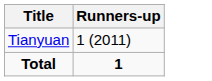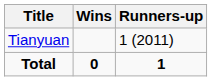+ column: (94, 16)
